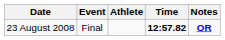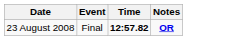- column: (127, 12)
